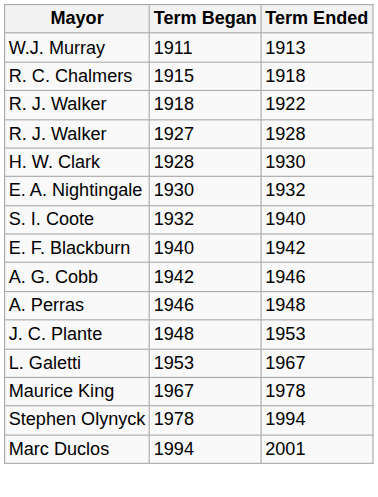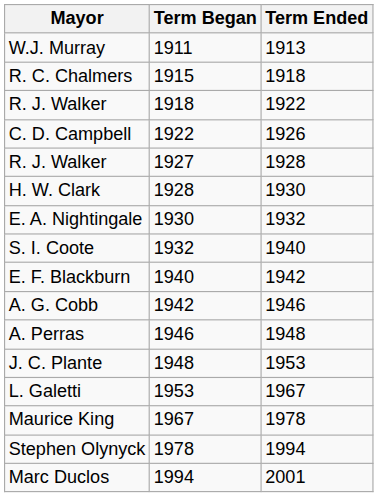+ row: (70, 133)
